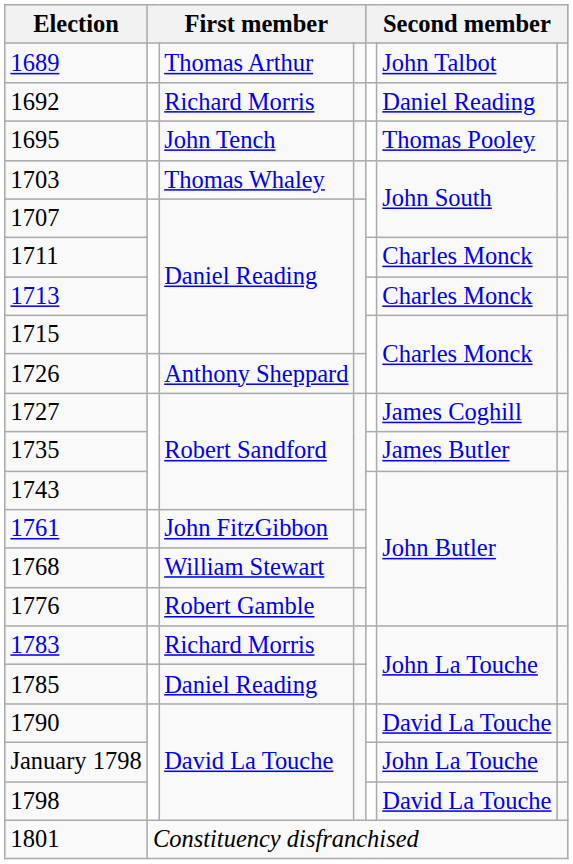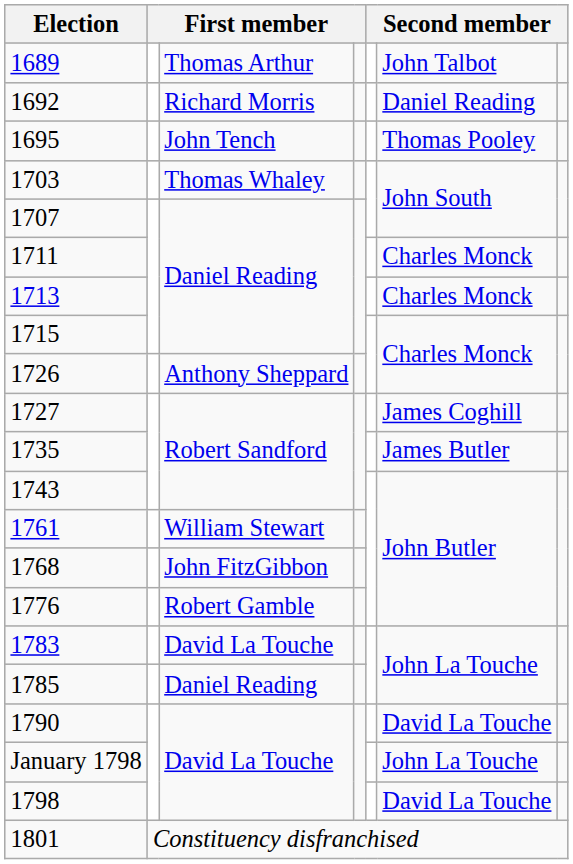(246, 528) John FitzGibbon -> (244, 528) William Stewart
(244, 567) William Stewart -> (246, 567) John FitzGibbon
(239, 645) Richard Morris -> (249, 645) David La Touche
